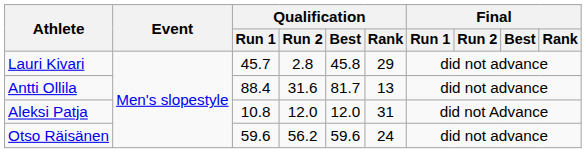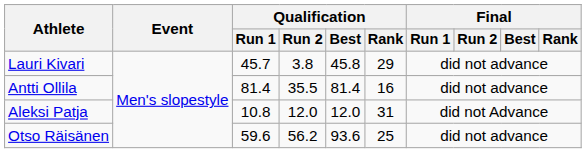(303, 64) 2.8 -> (303, 64) 3.8
(256, 88) 88.4 -> (256, 88) 81.4
(303, 88) 31.6 -> (303, 88) 35.5
(345, 88) 81.7 -> (345, 88) 81.4
(386, 88) 13 -> (386, 88) 16
(345, 136) 59.6 -> (345, 136) 93.6
(386, 136) 24 -> (386, 136) 25
